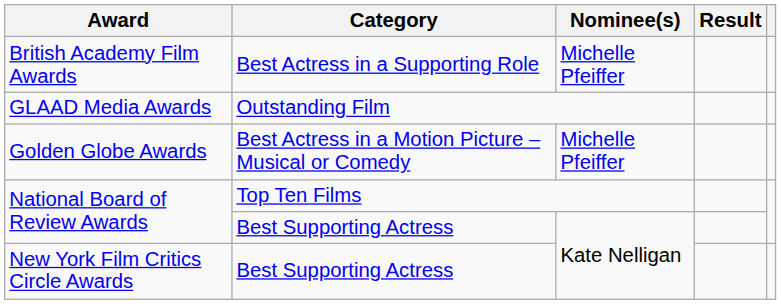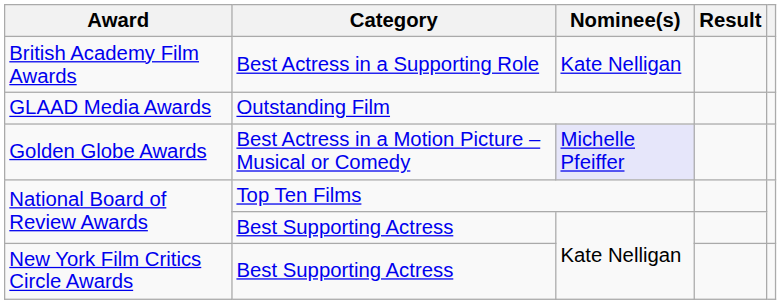(598, 64) Michelle Pfeiffer -> (621, 64) Kate Nelligan
(598, 151) no background -> (598, 151) lavender background
